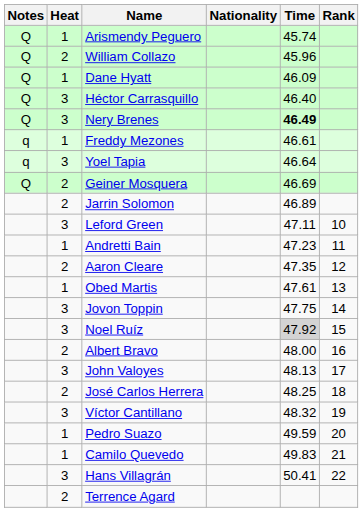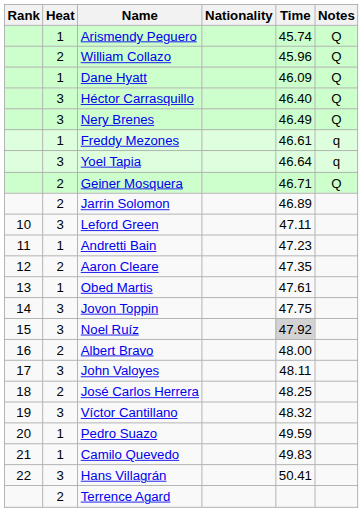columns swapped: (339, 15) <-> (26, 15)
(300, 120) bold -> (295, 120) normal
(300, 183) 46.69 -> (295, 183) 46.71
(300, 371) 48.13 -> (295, 371) 48.11
